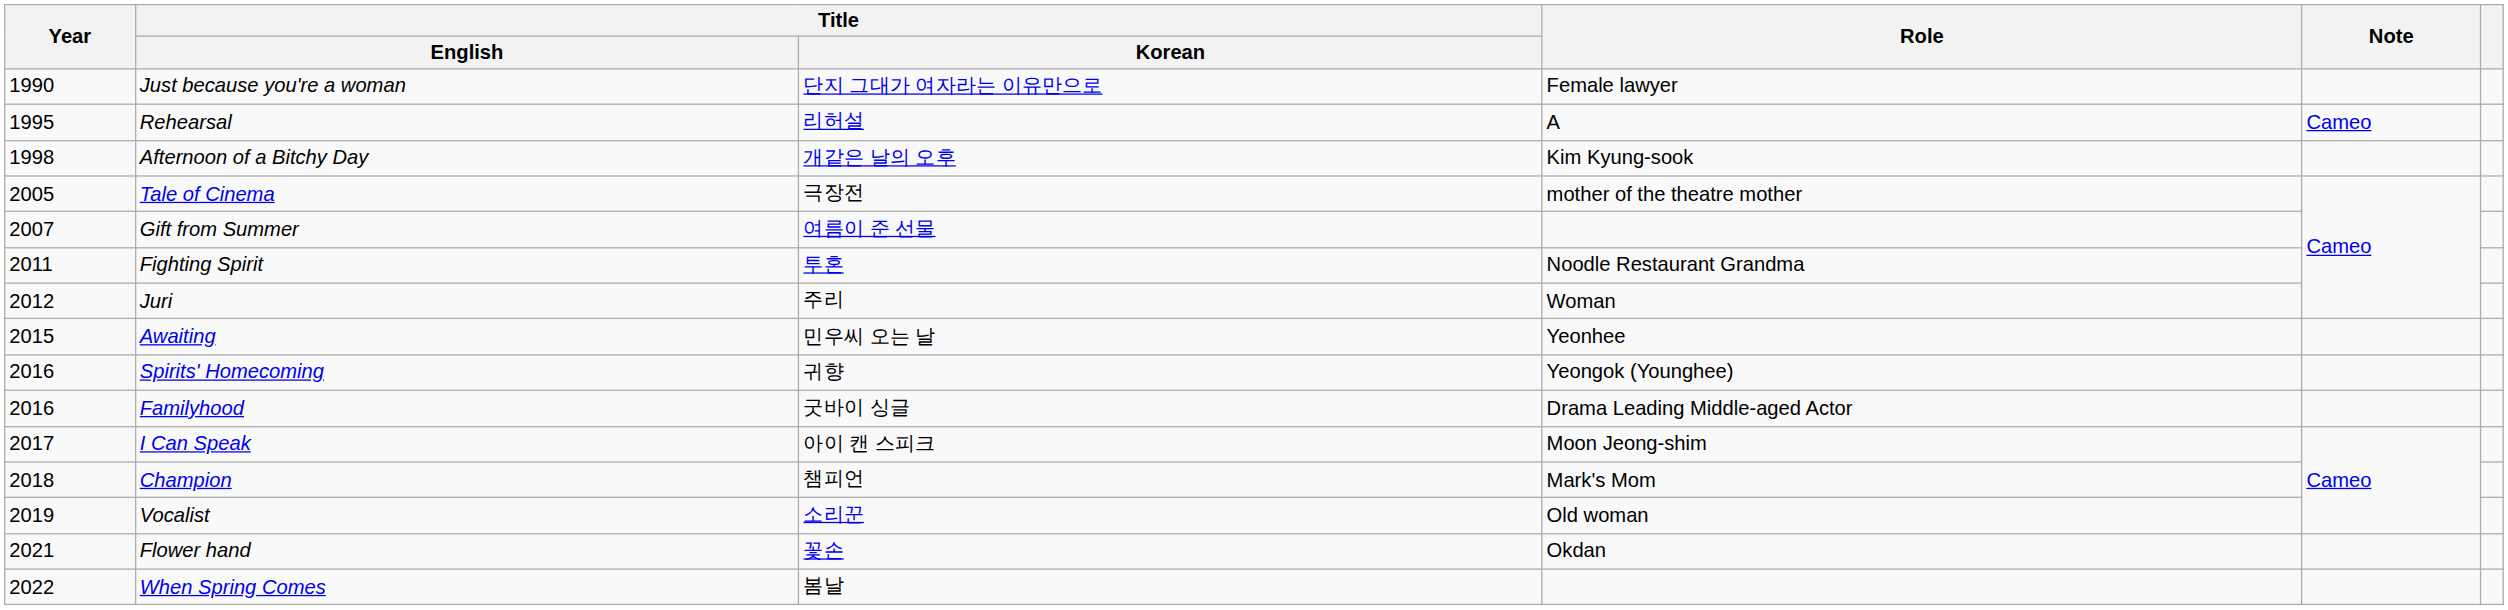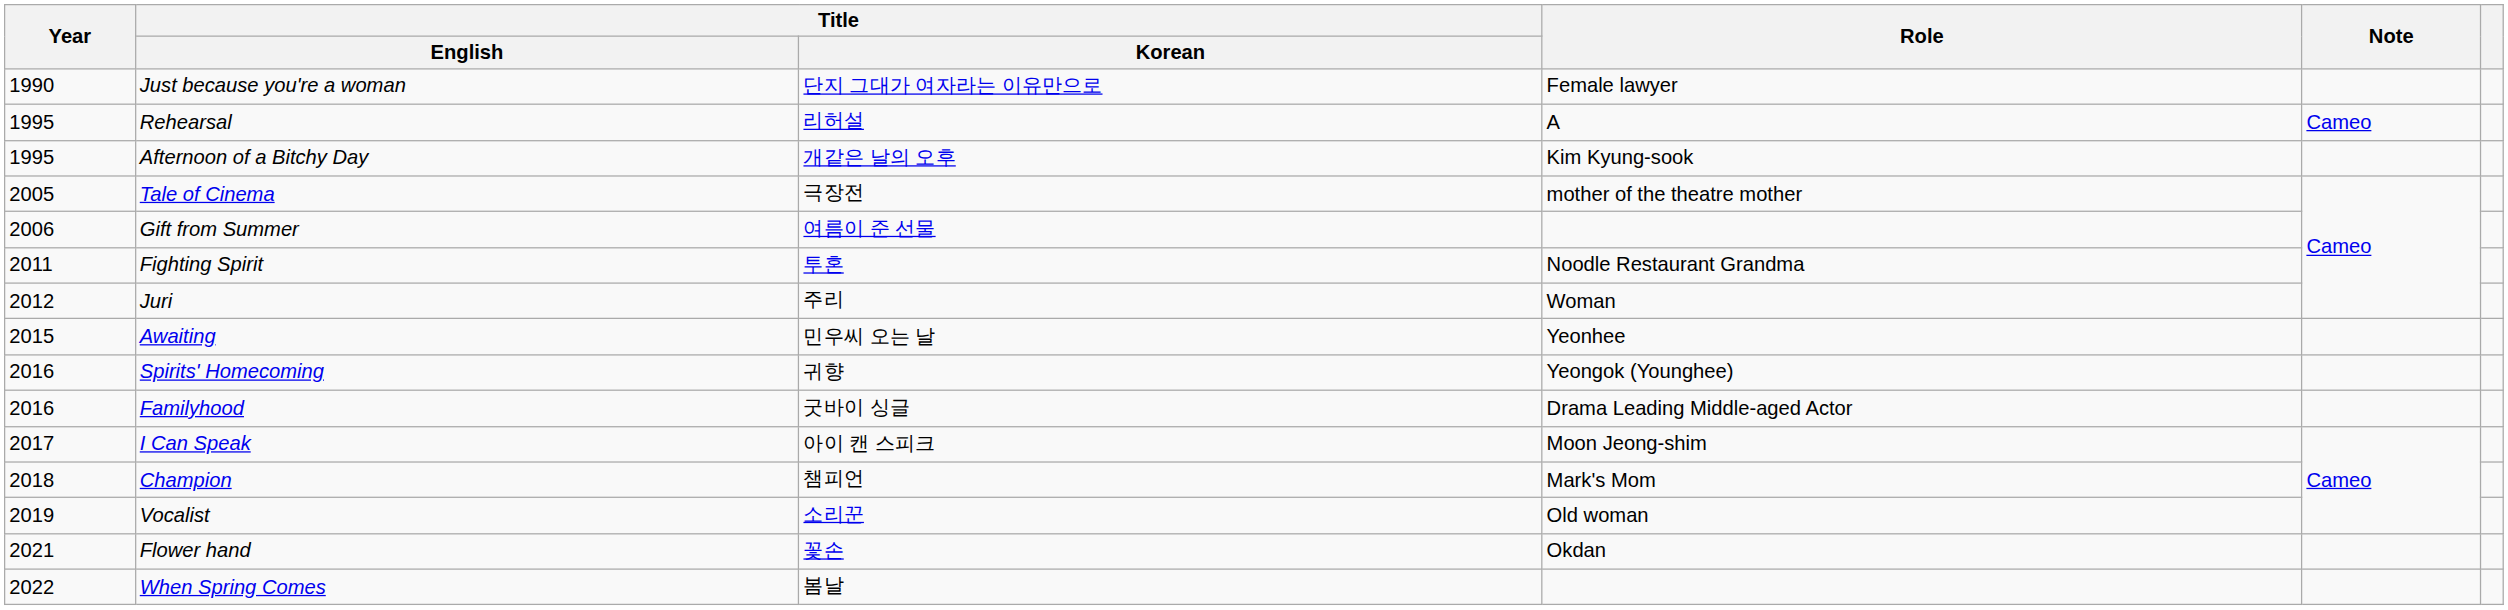(32, 157) 1998 -> (32, 157) 1995
(32, 229) 2007 -> (32, 229) 2006
